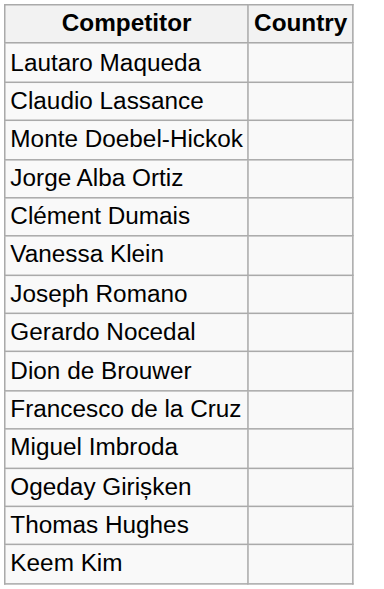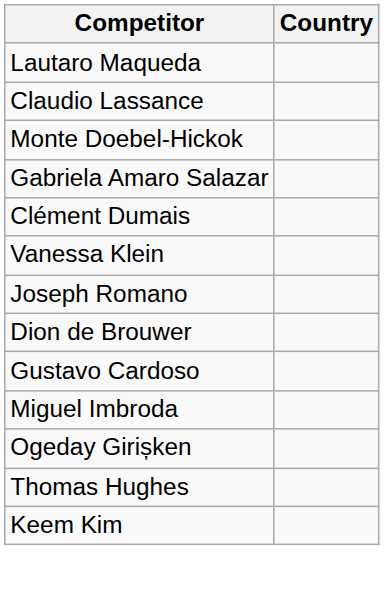+ row: (139, 178)
- row: (97, 178)
- row: (103, 332)
- row: (126, 409)
+ row: (105, 370)
